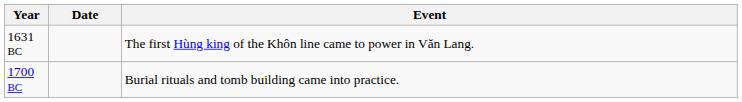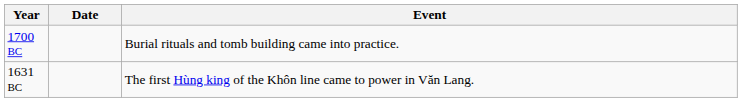rows swapped: (21, 79) <-> (21, 43)
